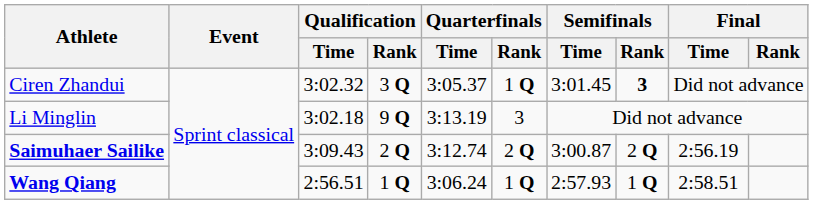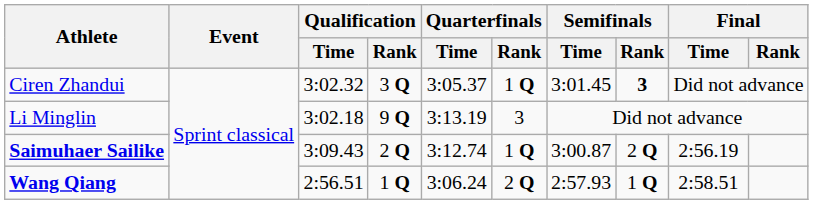(519, 150) 2 Q -> (519, 150) 1 Q
(519, 183) 1 Q -> (519, 183) 2 Q
